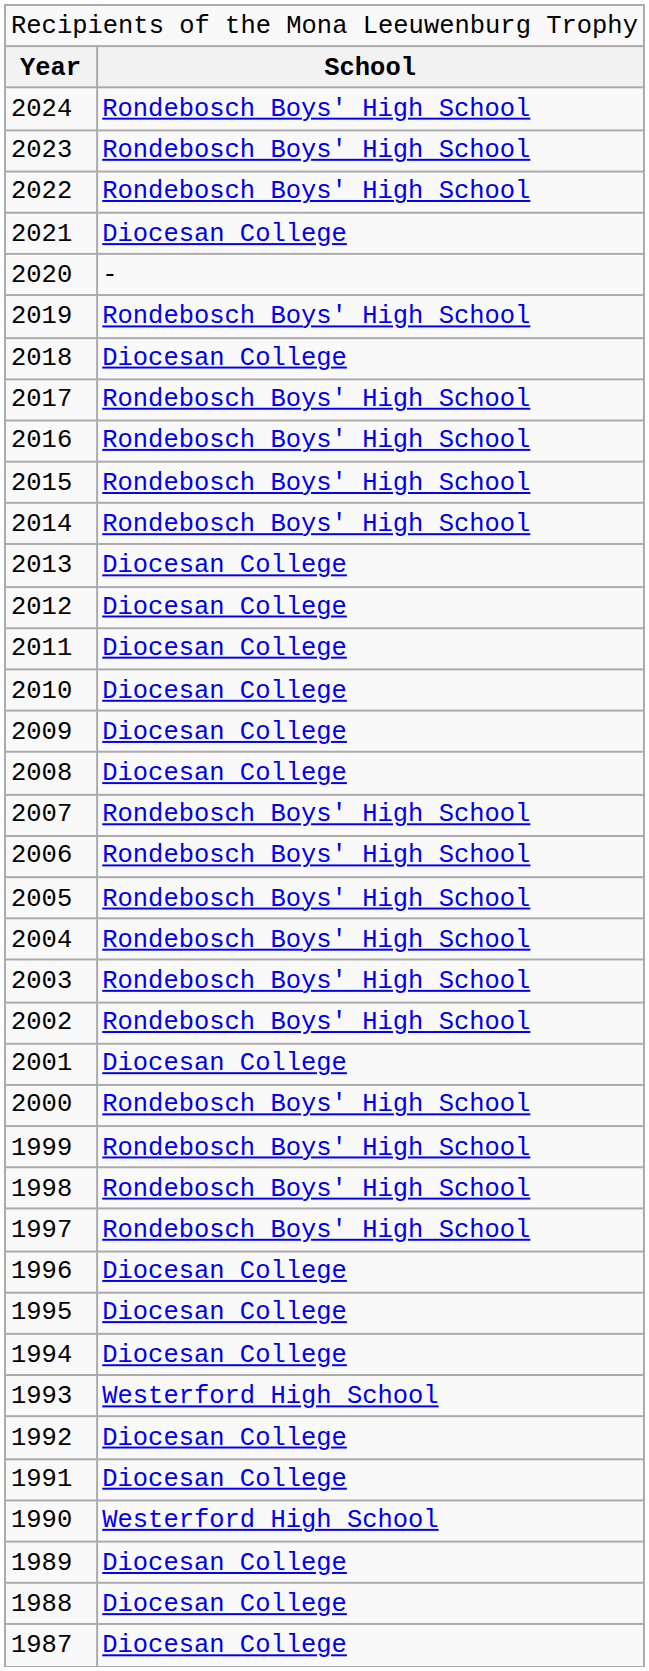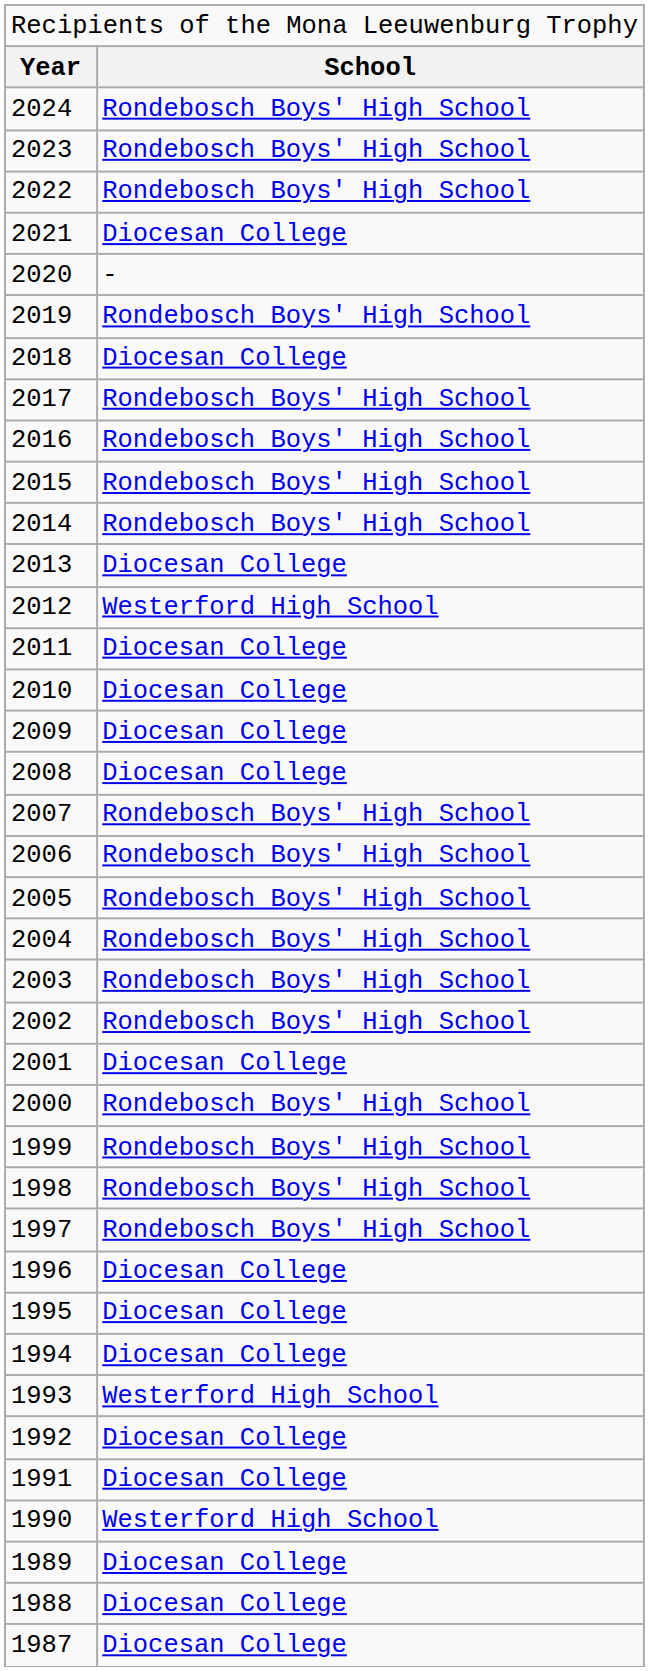(225, 607) Diocesan College -> (270, 607) Westerford High School
